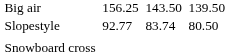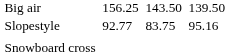(160, 26) 83.74 -> (160, 26) 83.75
(203, 26) 80.50 -> (203, 26) 95.16
